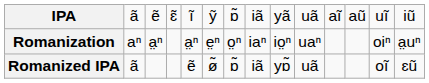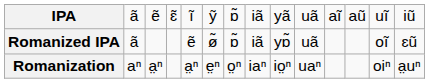rows swapped: (64, 41) <-> (64, 66)
